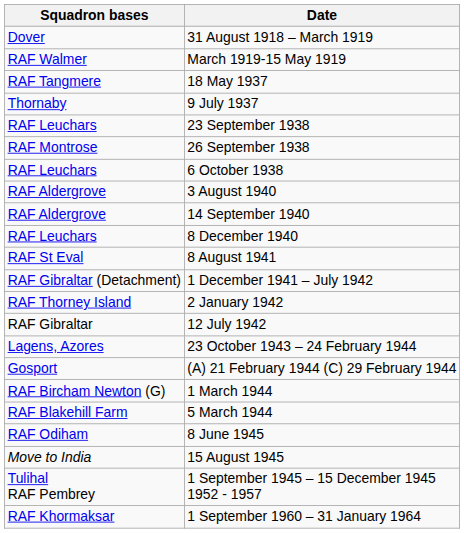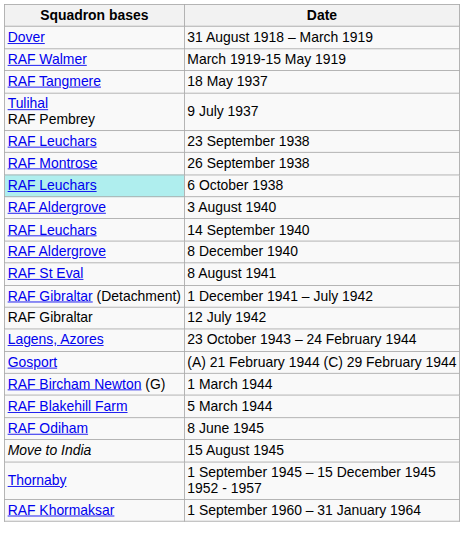(37, 103) Thornaby -> (51, 111) Tulihal RAF Pembrey
(52, 170) no background -> (52, 185) paleturquoise background
(57, 214) RAF Aldergrove -> (52, 229) RAF Leuchars
(52, 236) RAF Leuchars -> (57, 251) RAF Aldergrove
- row: (235, 302)
(51, 486) Tulihal RAF Pembrey -> (37, 480) Thornaby
